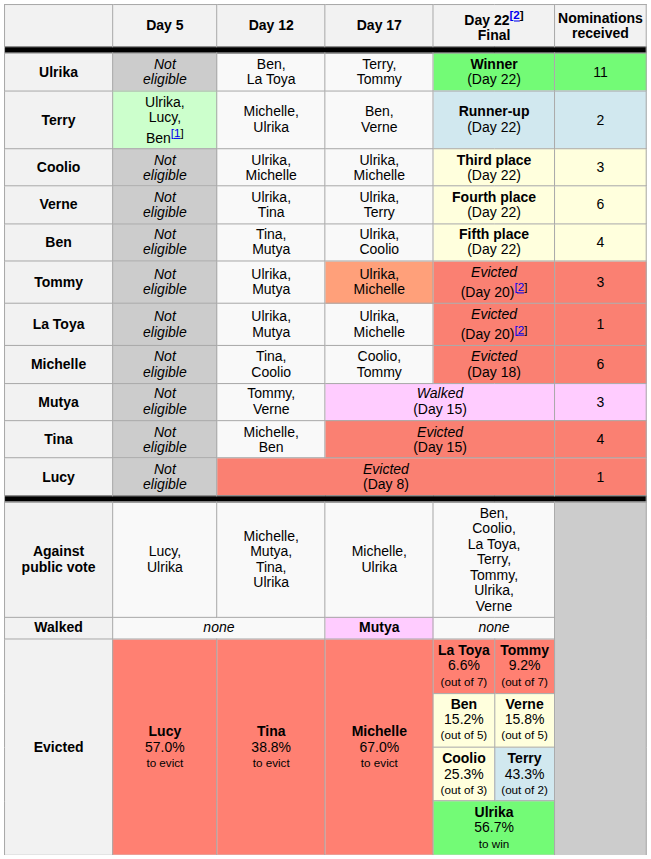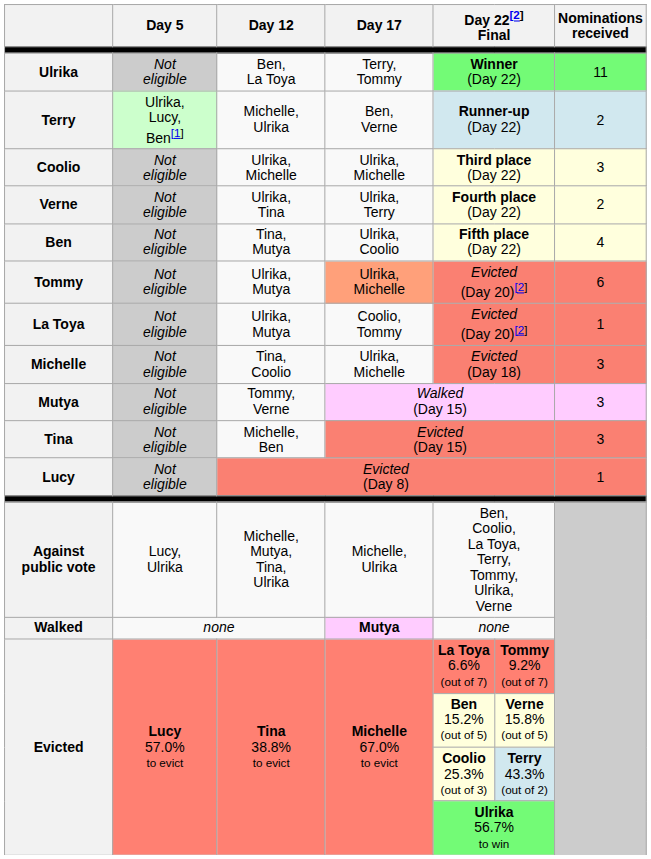(600, 204) 6 -> (600, 204) 2
(600, 282) 3 -> (600, 282) 6
(379, 324) Ulrika, Michelle -> (379, 324) Coolio, Tommy
(379, 364) Coolio, Tommy -> (379, 364) Ulrika, Michelle
(600, 364) 6 -> (600, 364) 3
(600, 439) 4 -> (600, 439) 3
